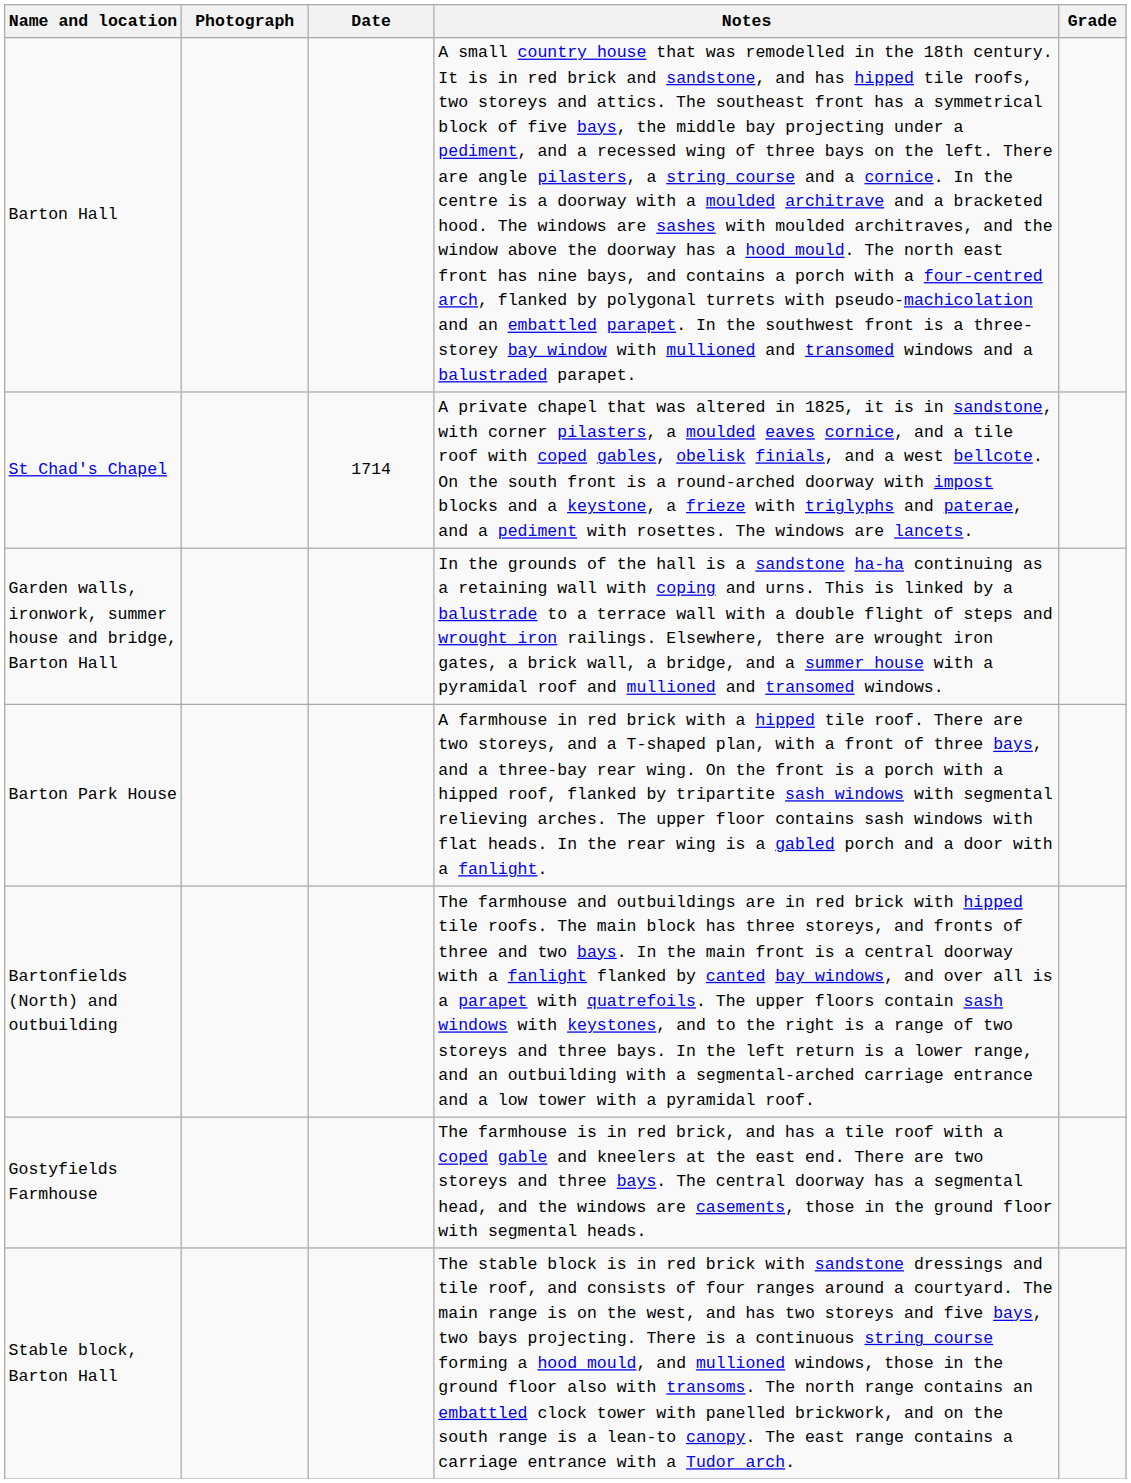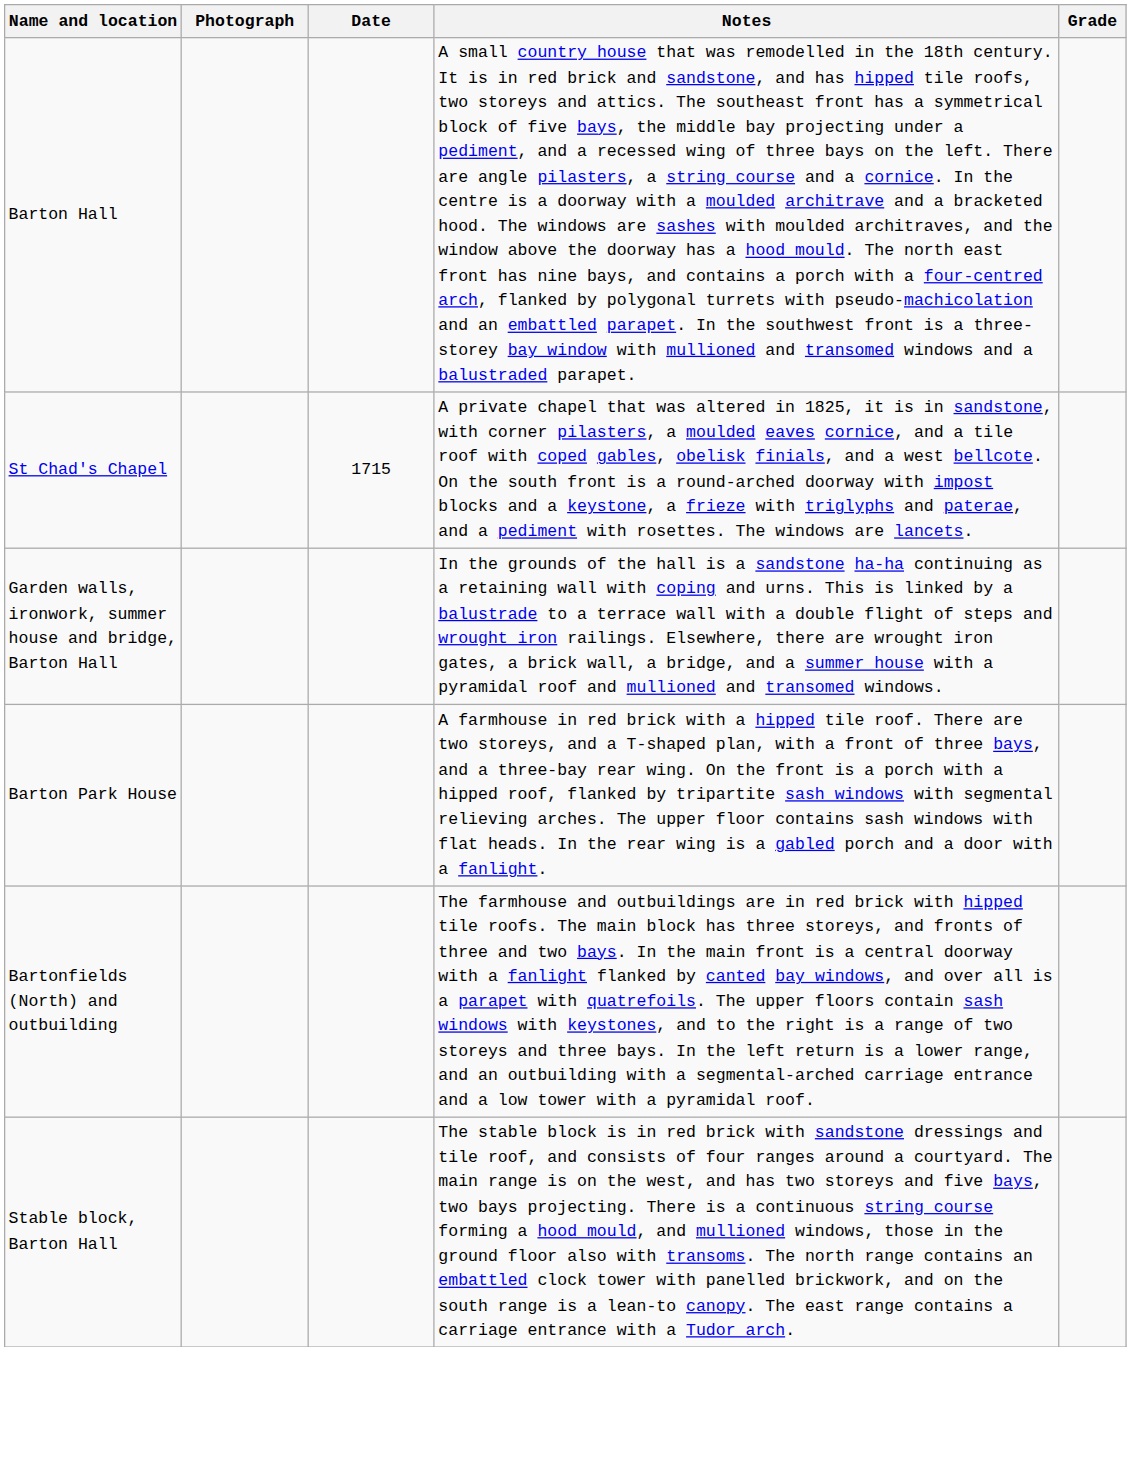(371, 470) 1714 -> (371, 470) 1715
- row: (63, 1182)
